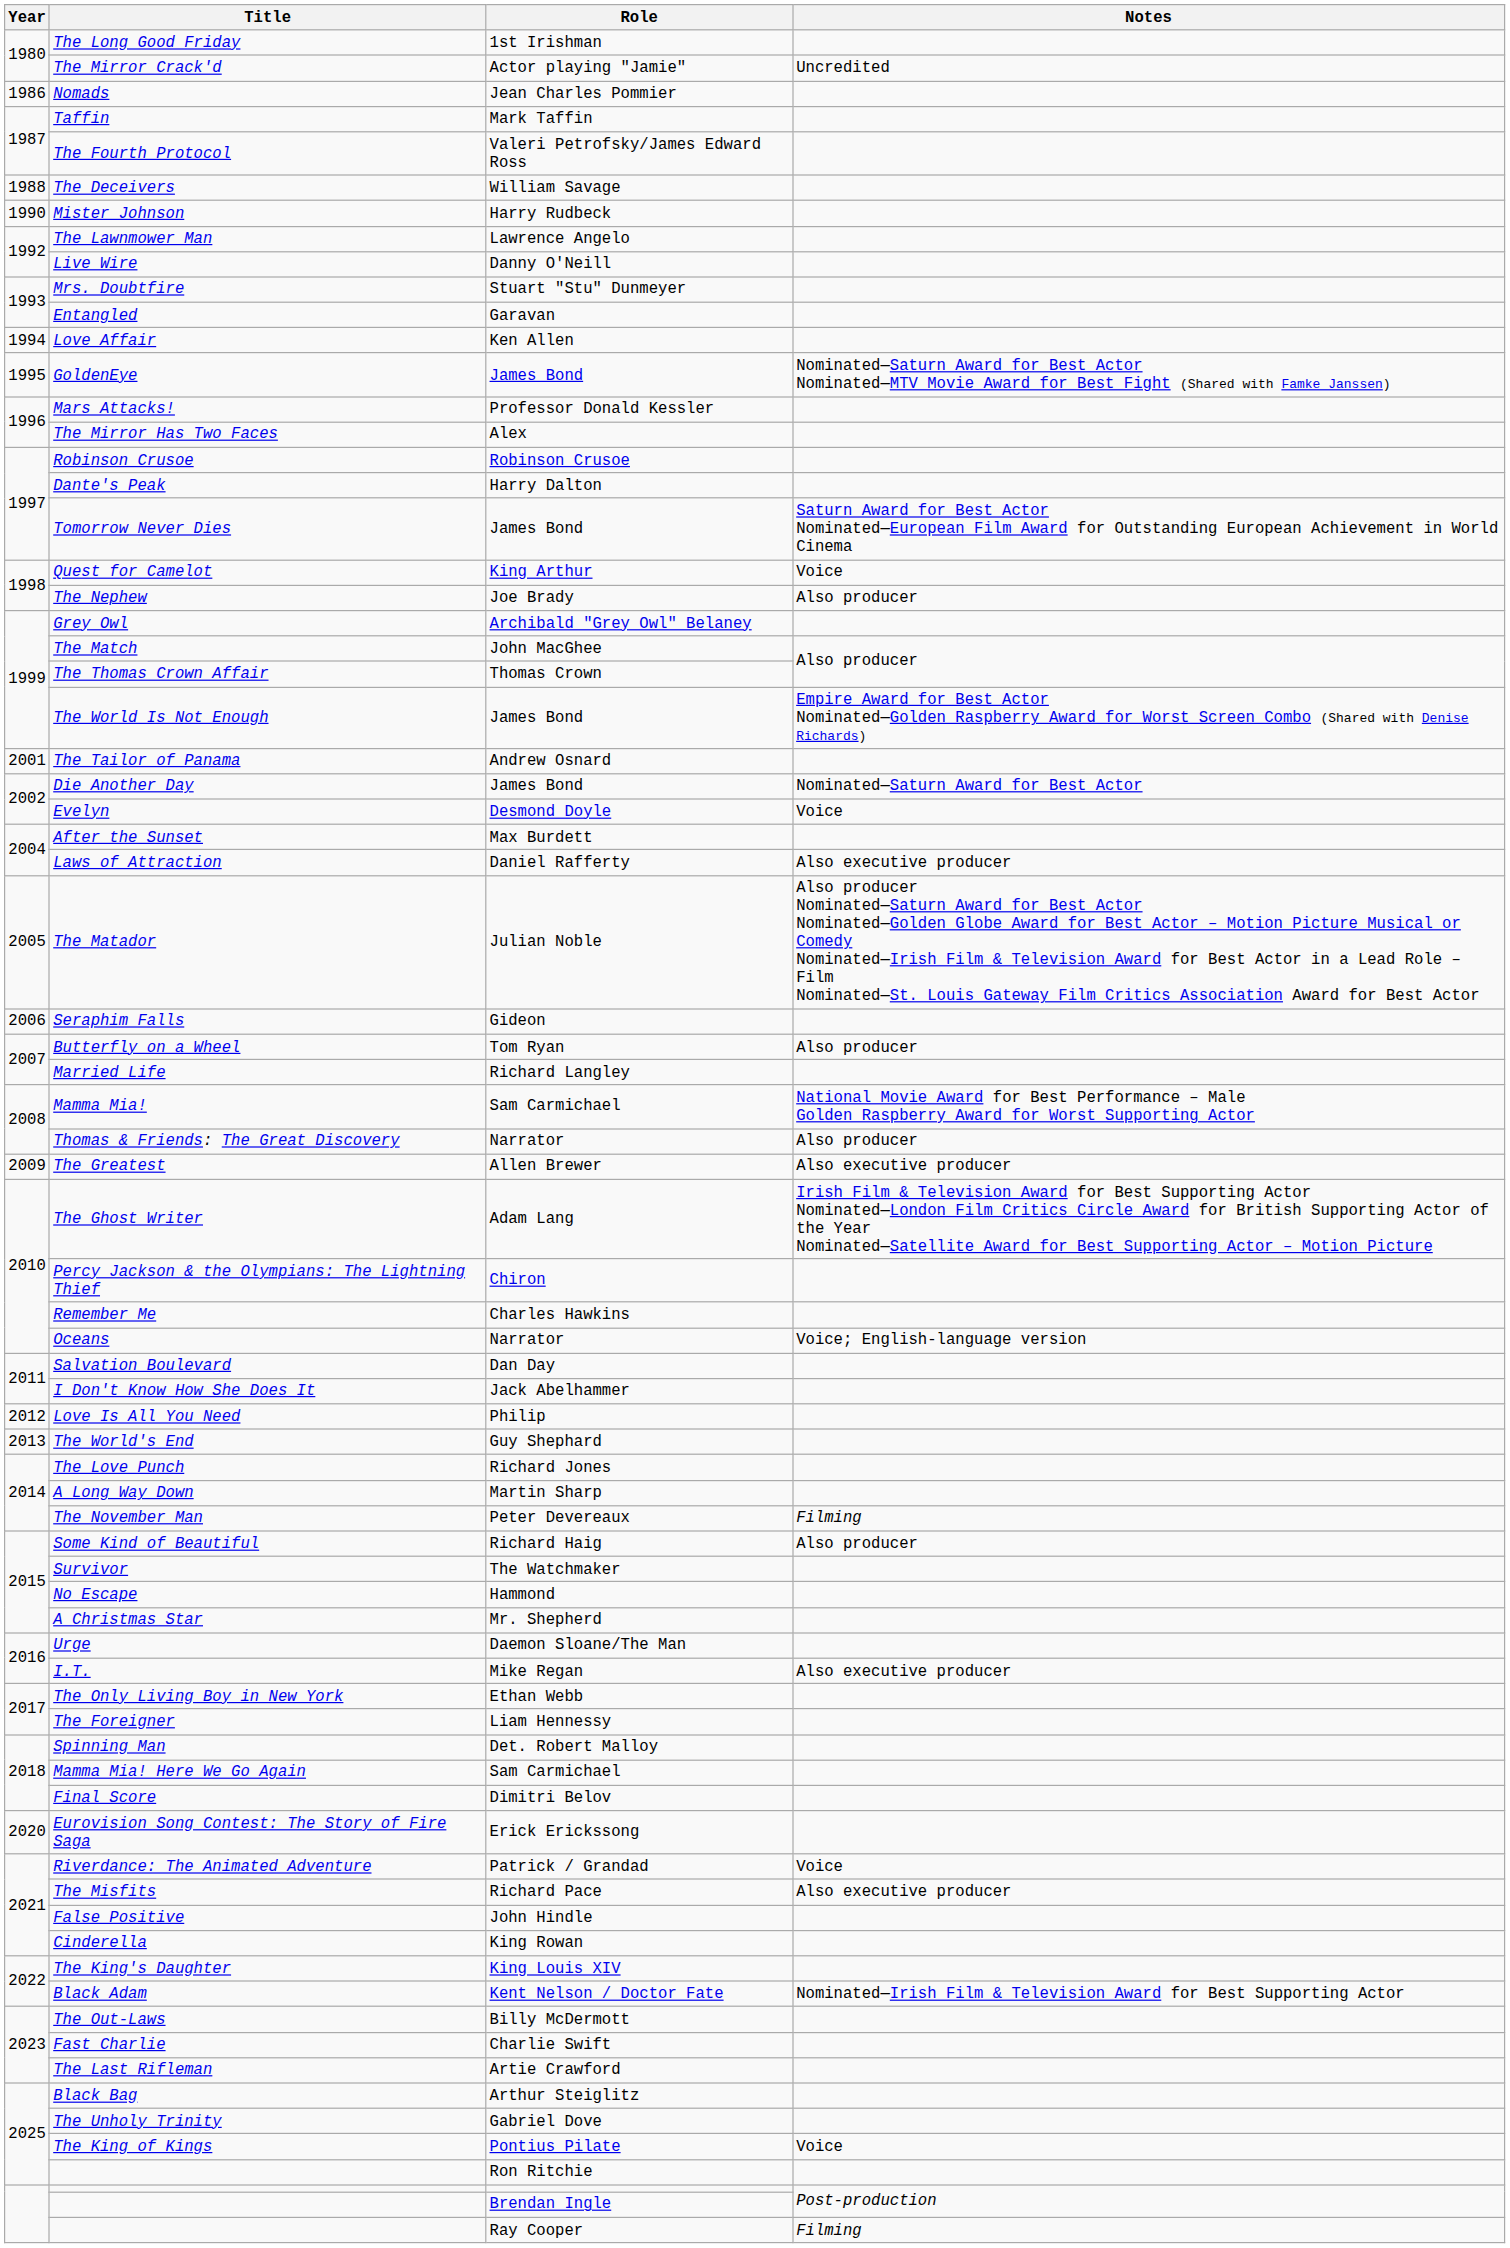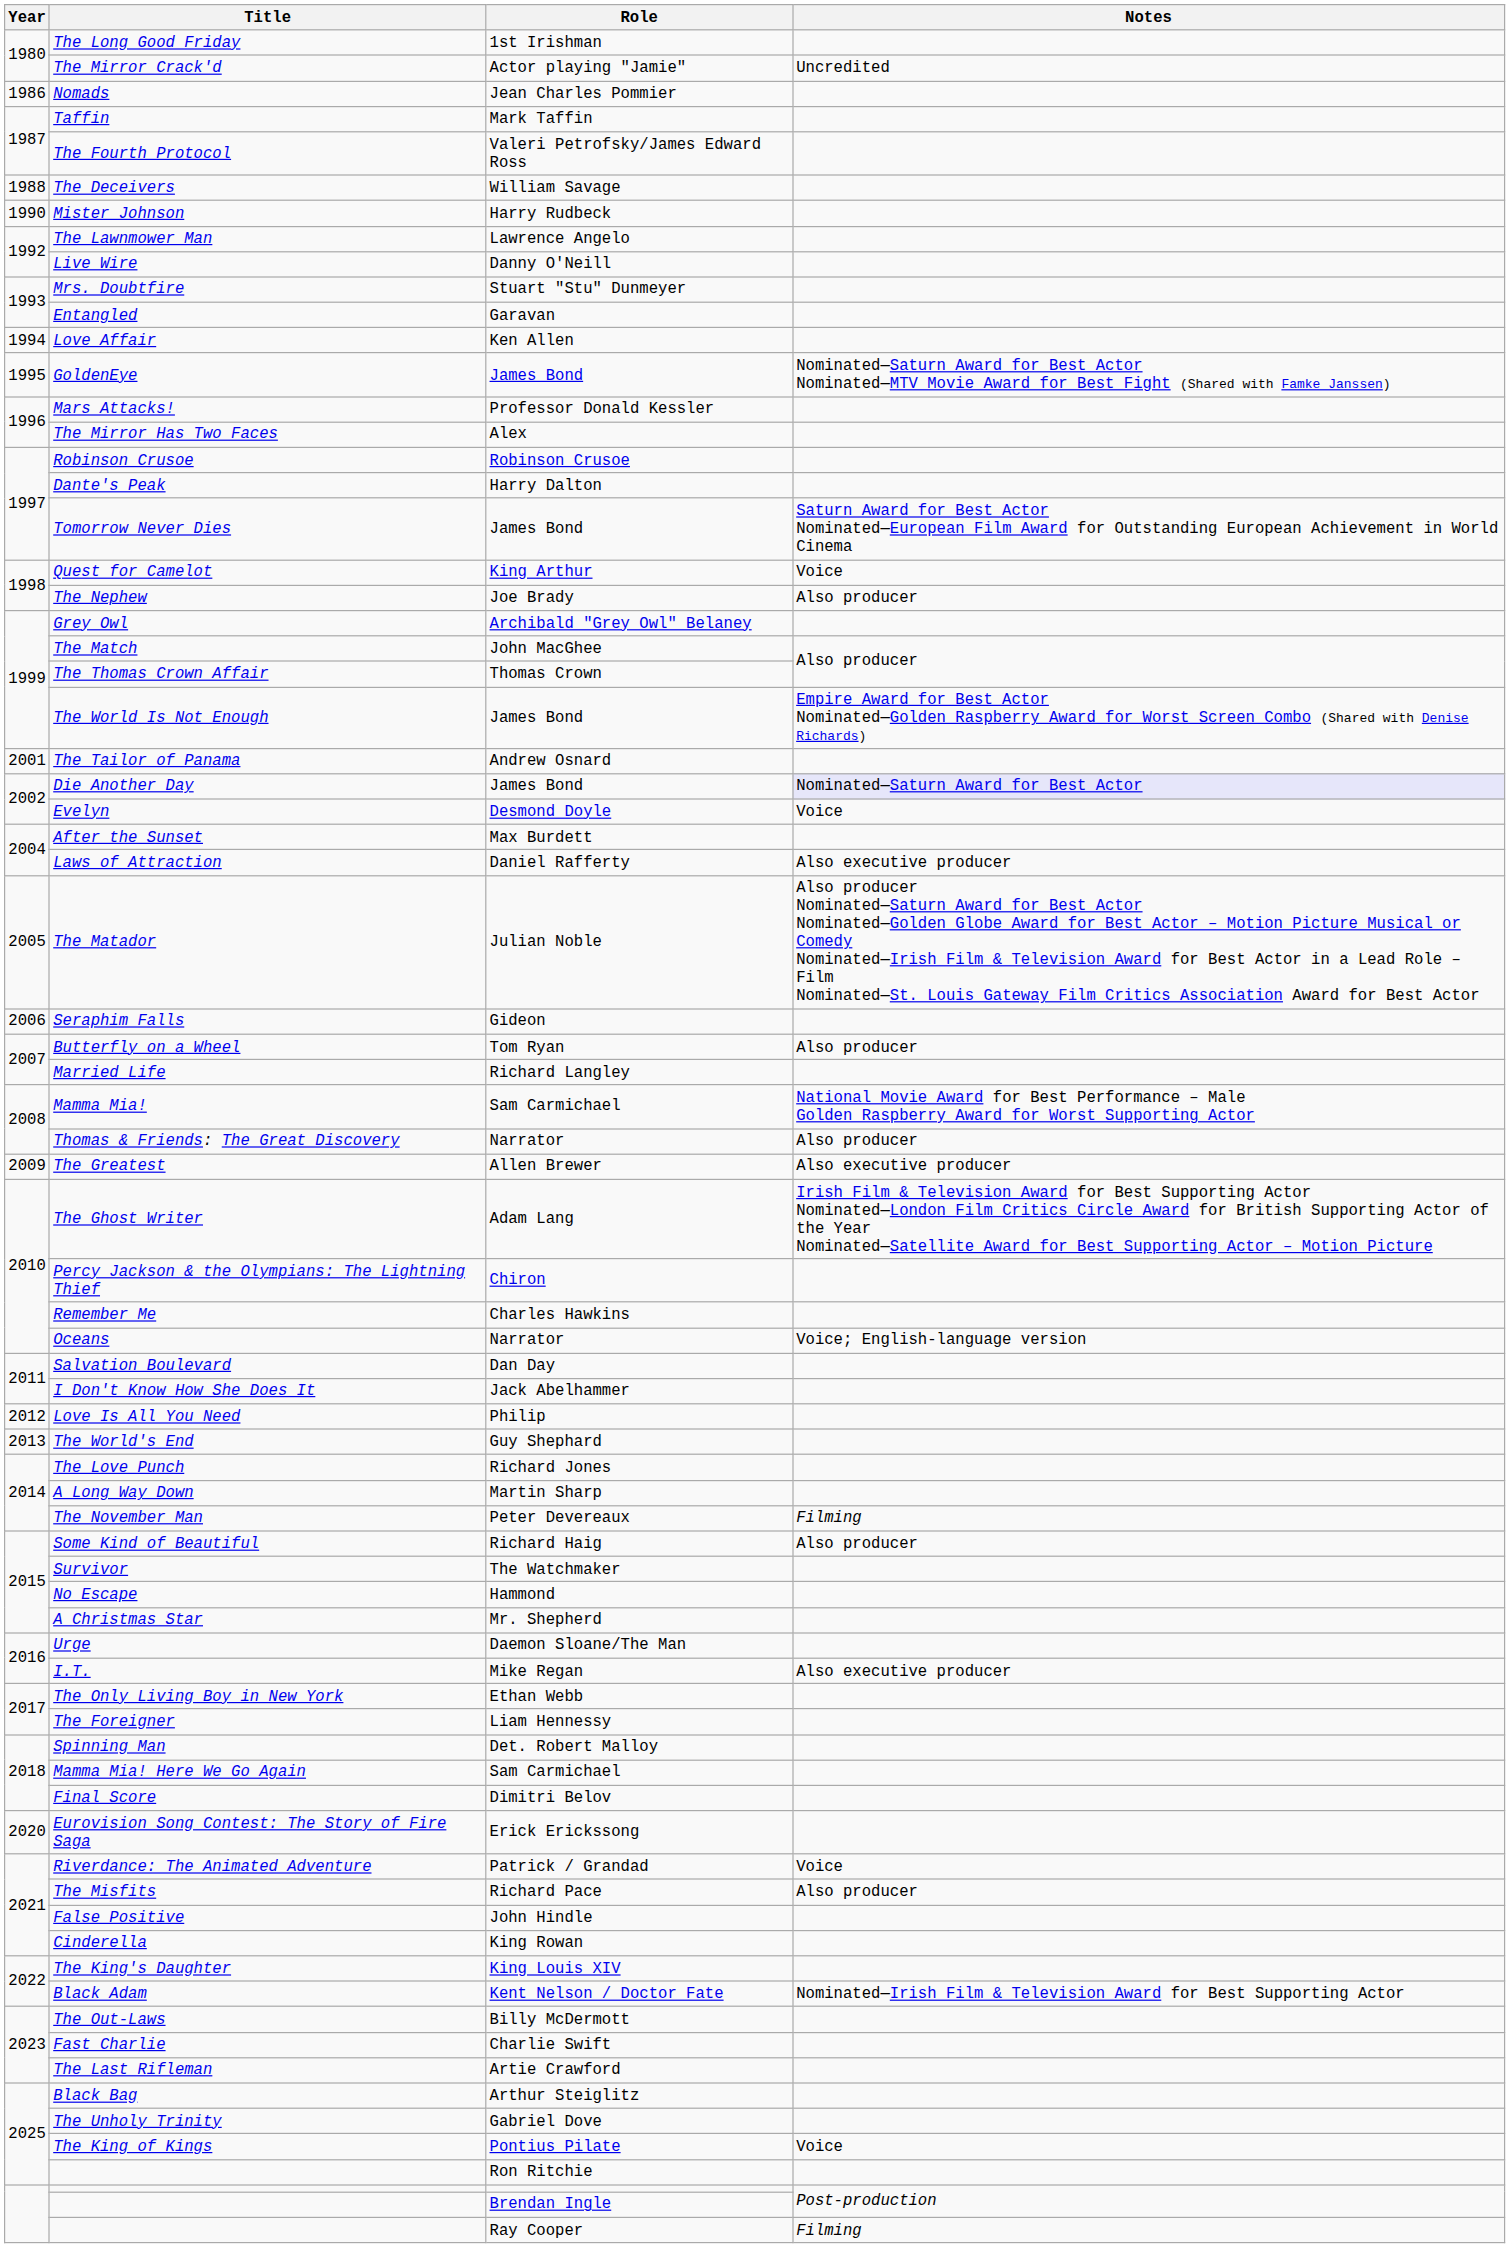(969, 786) no background -> (969, 786) lavender background
(904, 1892) Also executive producer -> (857, 1892) Also producer
